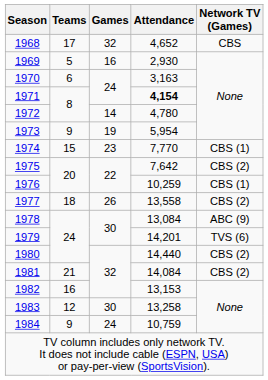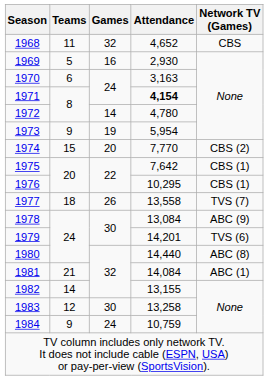(69, 43) 17 -> (69, 43) 11
(110, 149) 23 -> (110, 149) 20
(230, 149) CBS (1) -> (230, 149) CBS (2)
(230, 166) CBS (2) -> (230, 166) CBS (1)
(164, 184) 10,259 -> (164, 184) 10,295
(230, 201) CBS (2) -> (230, 201) TVS (7)
(230, 254) CBS (2) -> (230, 254) ABC (8)
(230, 271) CBS (2) -> (230, 271) ABC (1)
(69, 289) 16 -> (69, 289) 14
(164, 289) 13,153 -> (164, 289) 13,155
